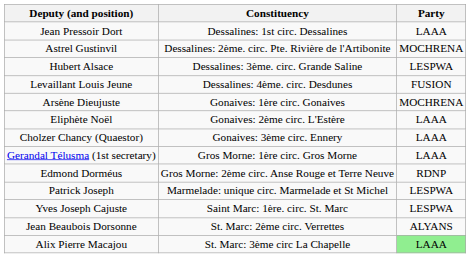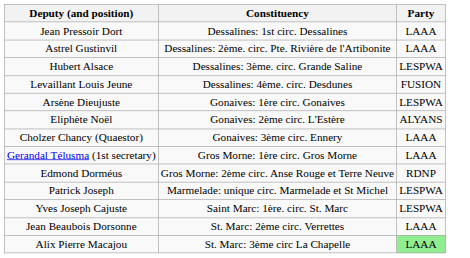(431, 48) MOCHRENA -> (421, 48) LAAA
(431, 102) MOCHRENA -> (421, 102) LESPWA
(431, 119) LAAA -> (421, 119) ALYANS
(431, 226) ALYANS -> (421, 226) LAAA
